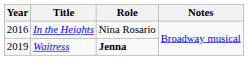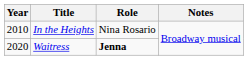(18, 30) 2016 -> (18, 30) 2010
(18, 47) 2019 -> (18, 47) 2020
